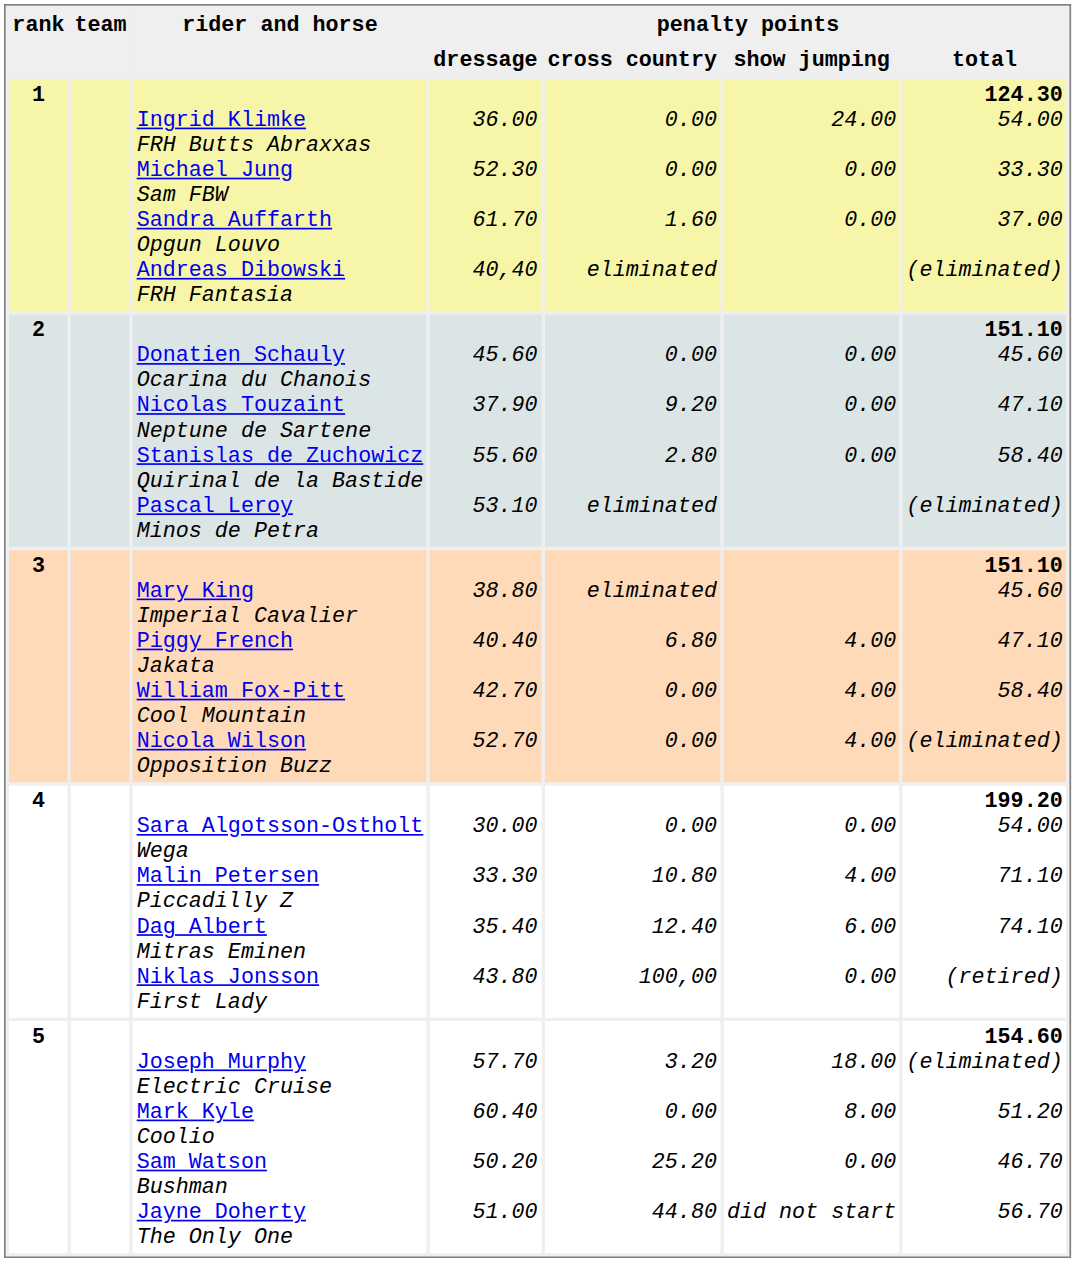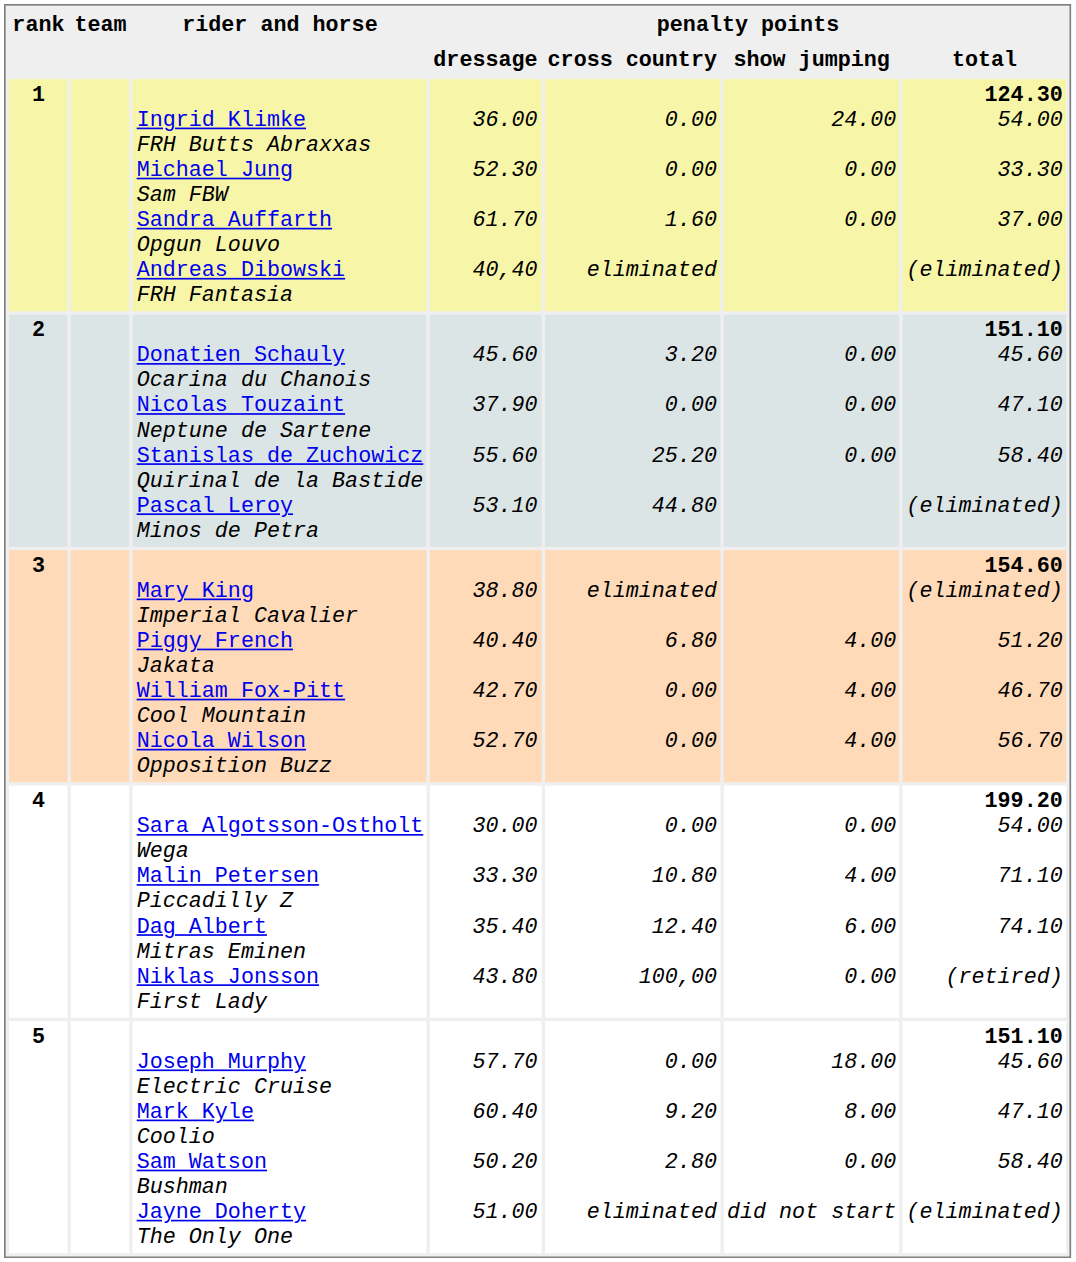(652, 431) 0.00 9.20 2.80 eliminated -> (684, 431) 3.20 0.00 25.20 44.80
(985, 654) 151.10 45.60 47.10 58.40 (eliminated) -> (985, 654) 154.60 (eliminated) 51.20 46.70 56.70
(684, 1137) 3.20 0.00 25.20 44.80 -> (652, 1137) 0.00 9.20 2.80 eliminated
(985, 1125) 154.60 (eliminated) 51.20 46.70 56.70 -> (985, 1125) 151.10 45.60 47.10 58.40 (eliminated)
